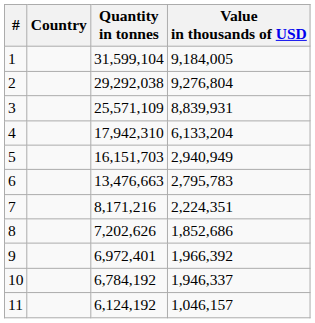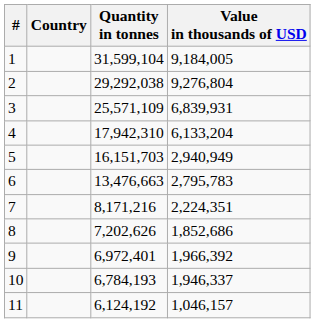(202, 108) 8,839,931 -> (202, 108) 6,839,931
(125, 280) 6,784,192 -> (125, 280) 6,784,193
